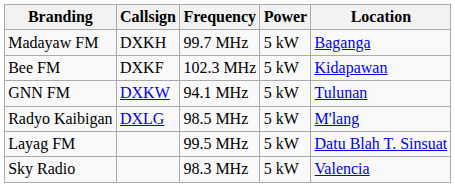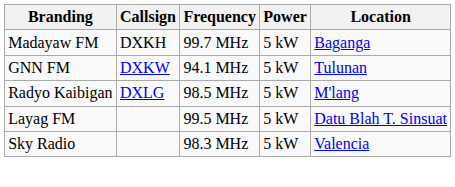- row: (34, 67)
